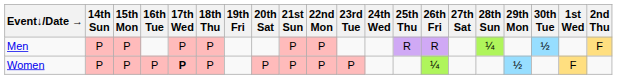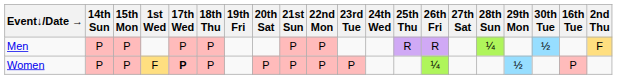columns swapped: (155, 21) <-> (573, 21)
